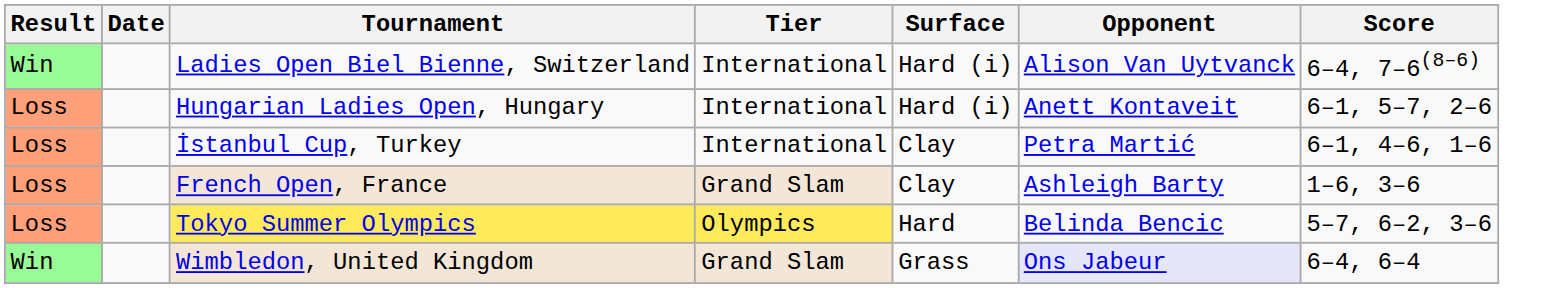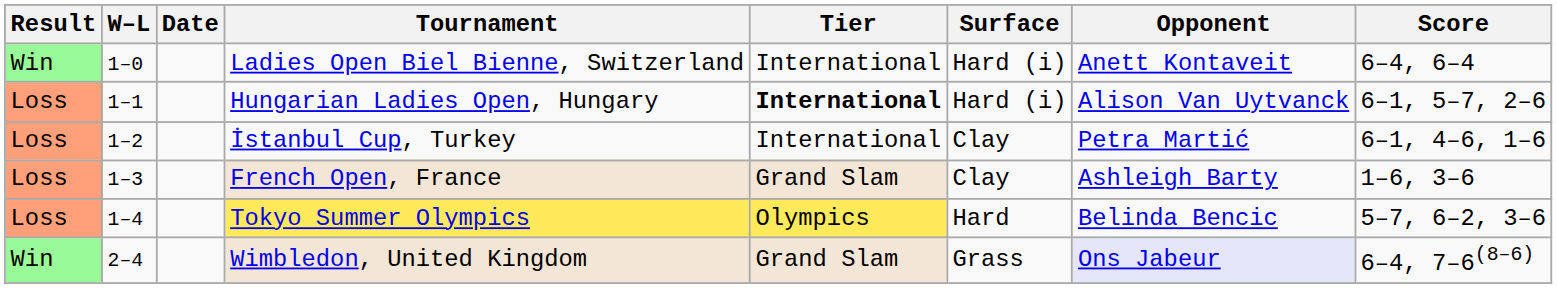+ column: (129, 24)
(1159, 66) Alison Van Uytvanck -> (1185, 63) Anett Kontaveit
(1393, 66) 6–4, 7–6(8–6) -> (1418, 63) 6–4, 6–4
(794, 108) normal -> (848, 102) bold
(1131, 108) Anett Kontaveit -> (1214, 102) Alison Van Uytvanck
(1364, 263) 6–4, 6–4 -> (1447, 260) 6–4, 7–6(8–6)
